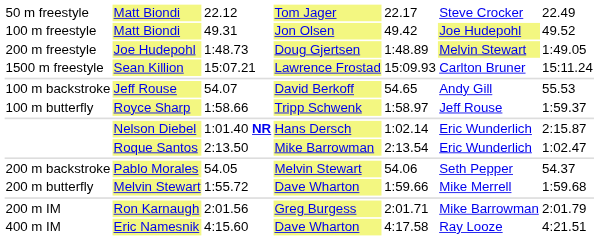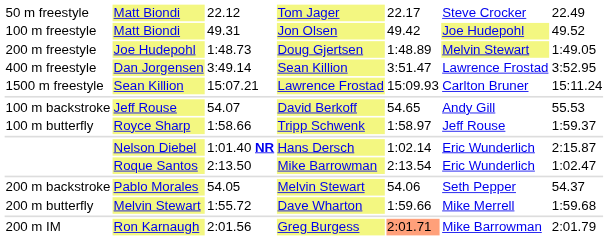+ row: (159, 67)
(406, 208) no background -> (409, 227) lightsalmon background
- row: (156, 227)
